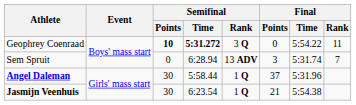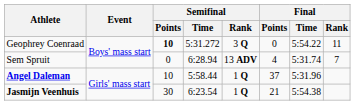(203, 44) bold -> (203, 44) normal
(275, 60) 3 -> (274, 60) 4
(168, 76) 30 -> (168, 76) 10
